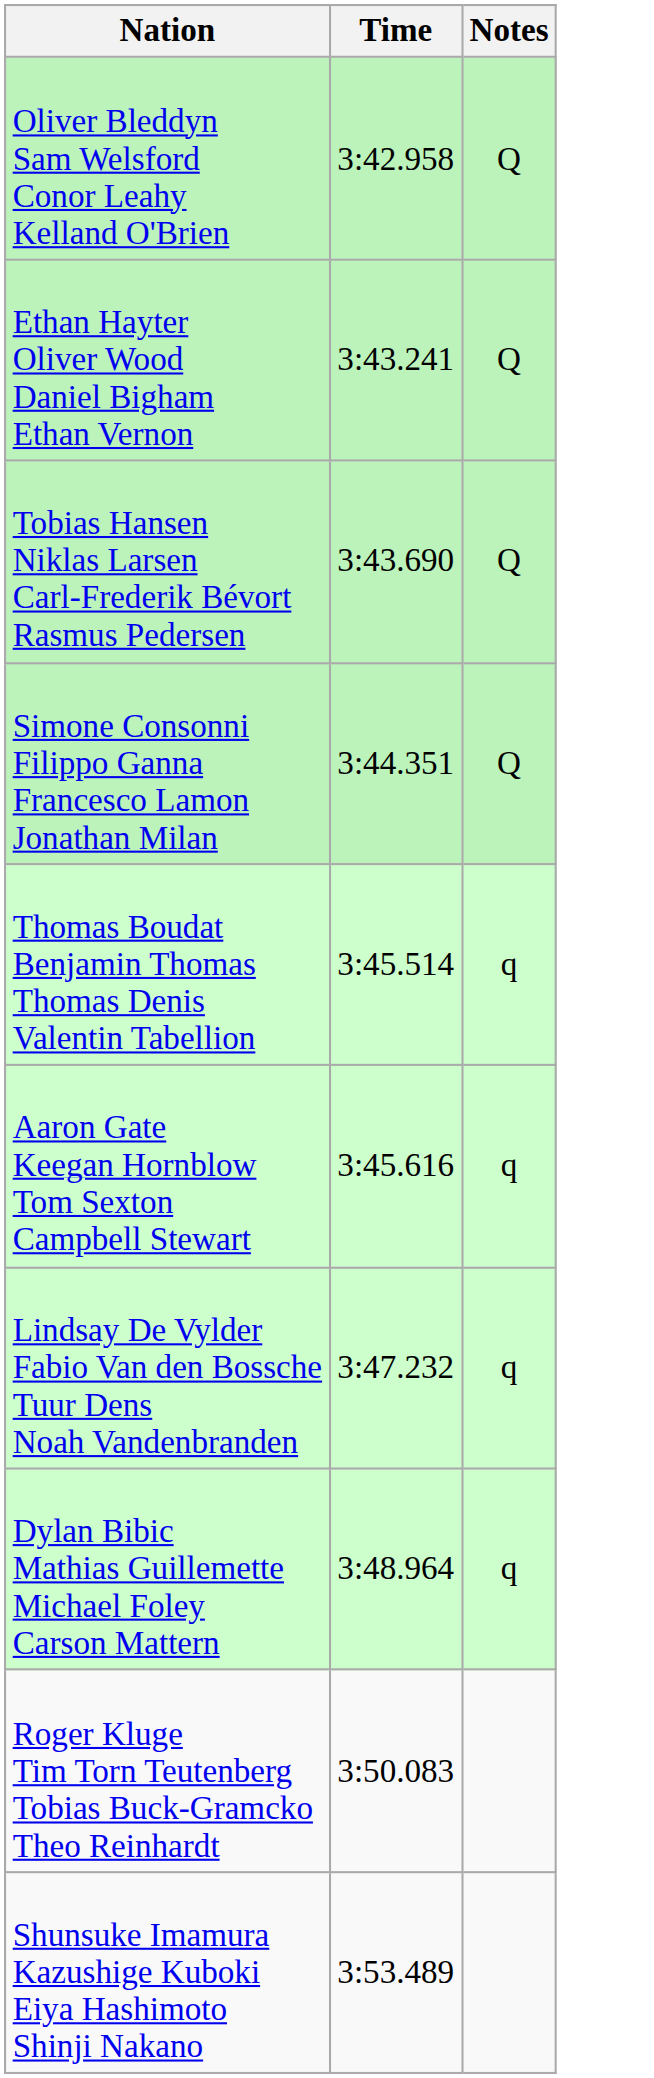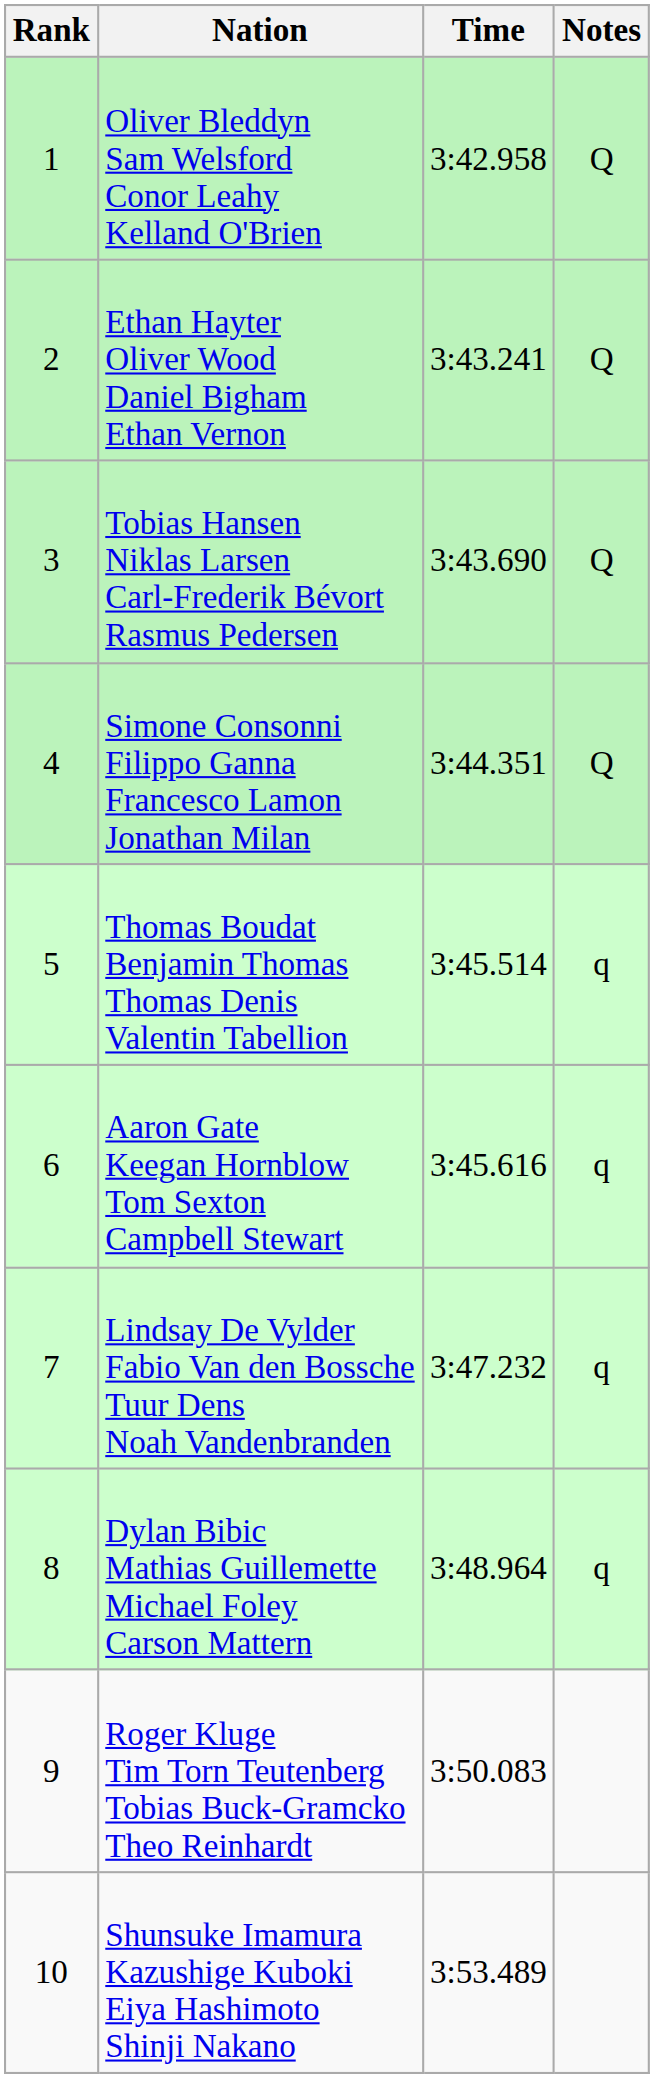+ column: (51, 30)
